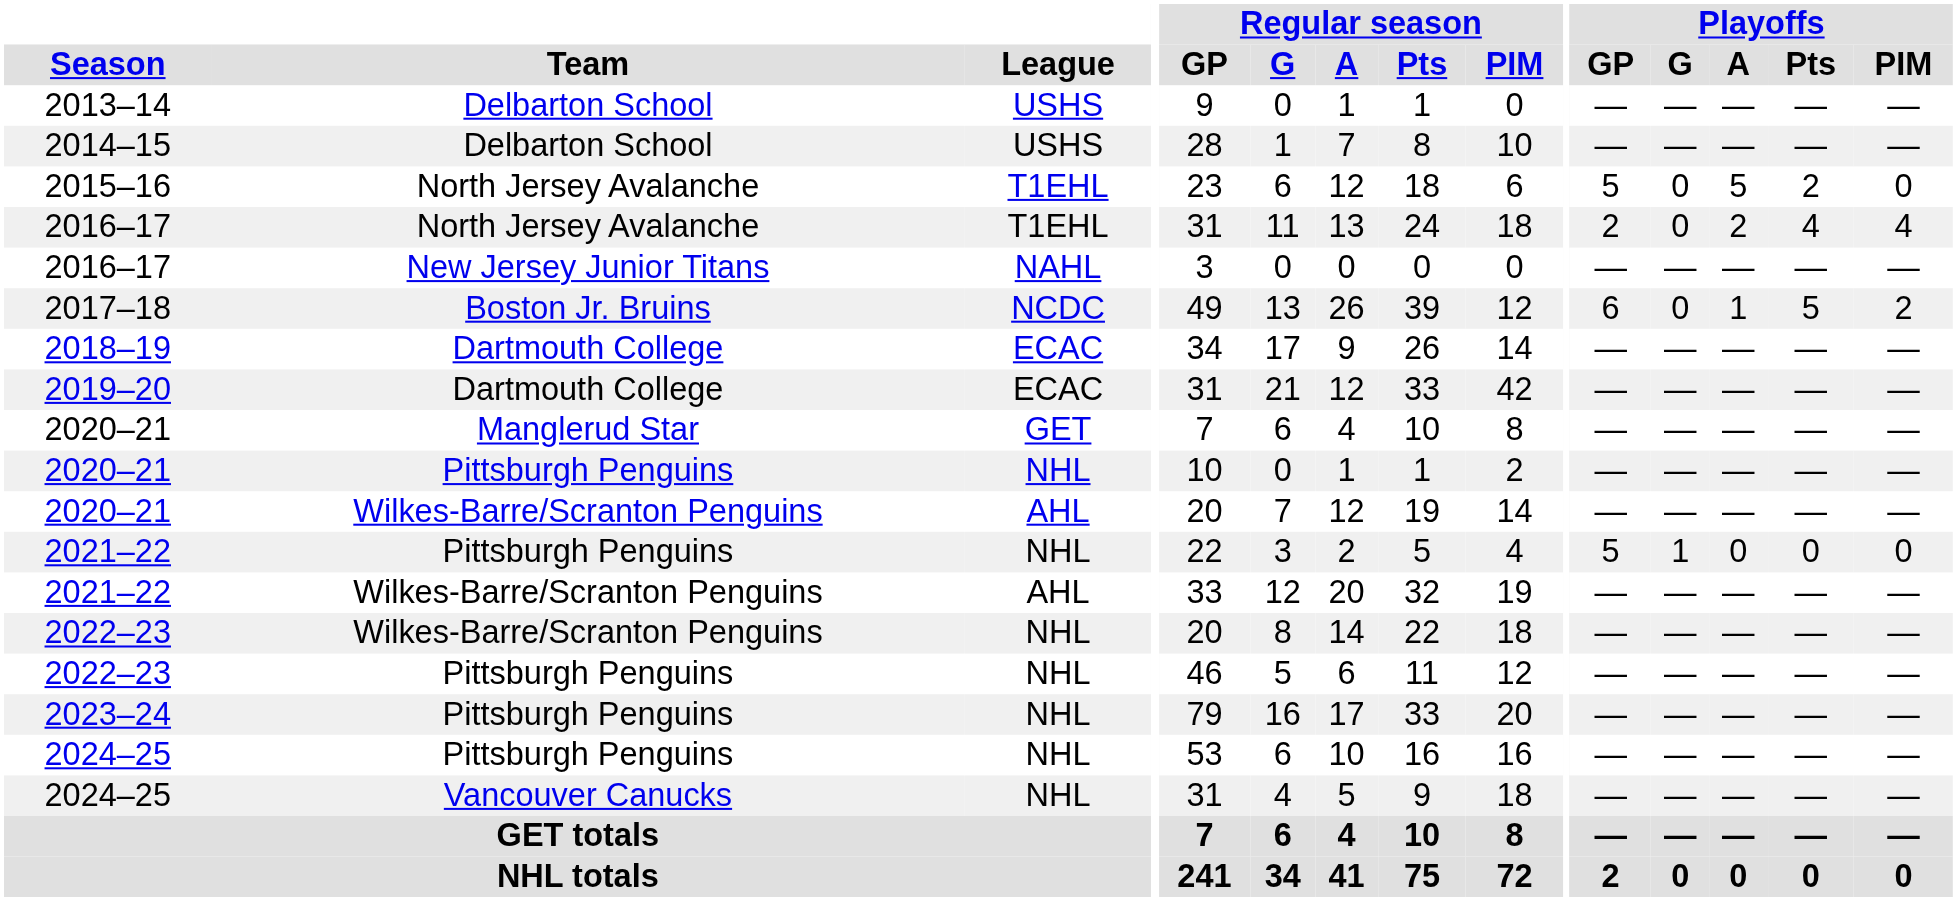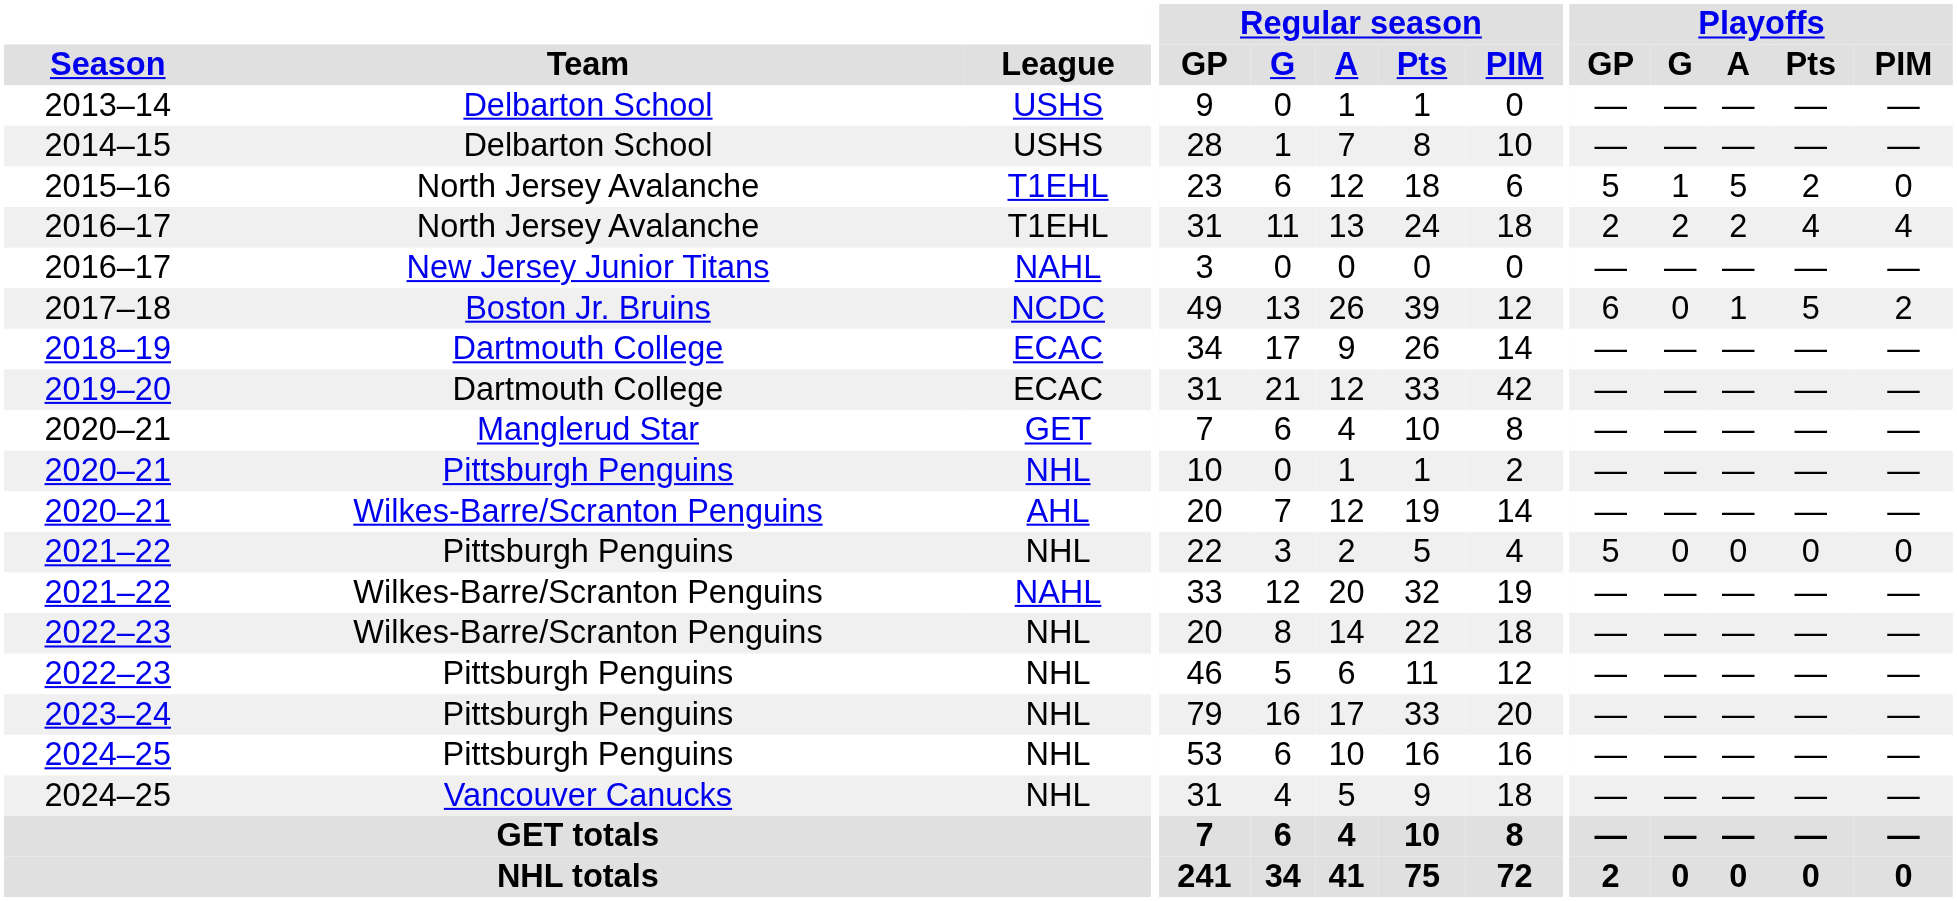(1680, 186) 0 -> (1680, 186) 1
(1680, 226) 0 -> (1680, 226) 2
(1680, 551) 1 -> (1680, 551) 0
(1058, 592) AHL -> (1058, 592) NAHL
